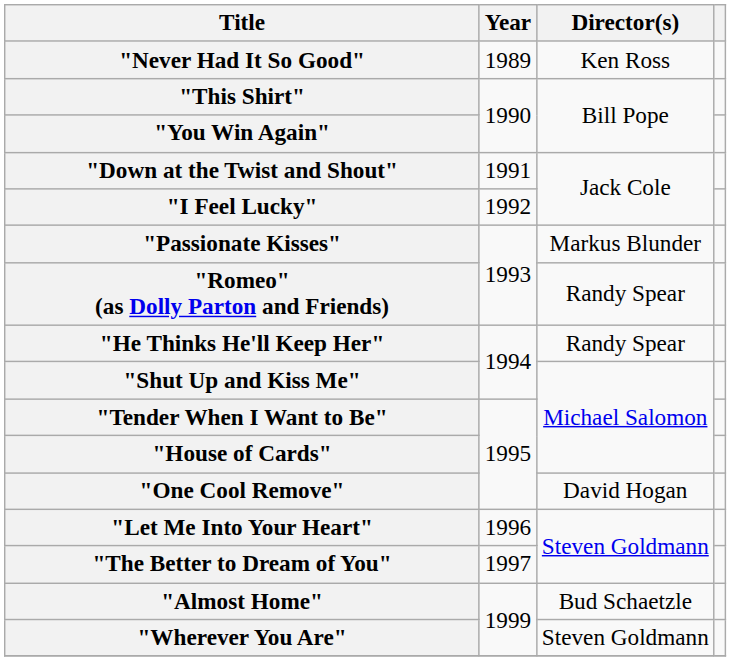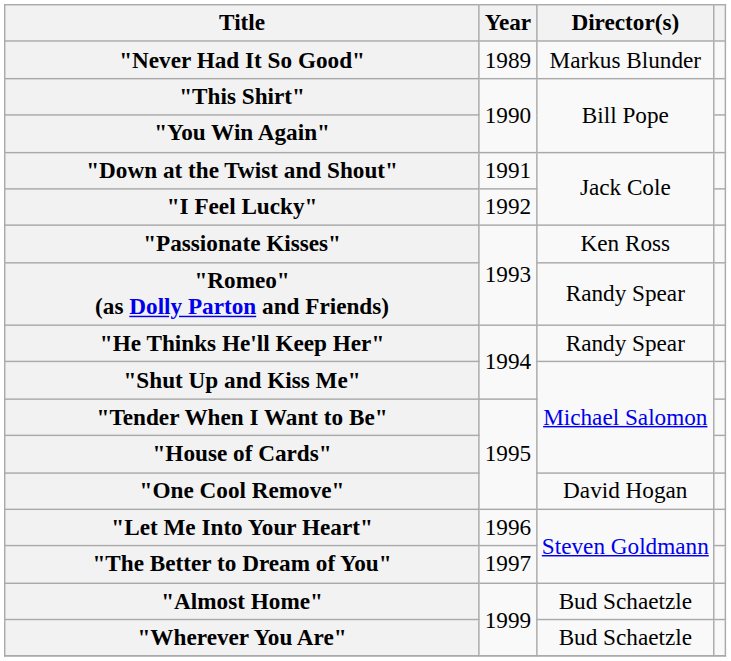(625, 59) Ken Ross -> (625, 59) Markus Blunder
(625, 243) Markus Blunder -> (625, 243) Ken Ross
(625, 637) Steven Goldmann -> (625, 637) Bud Schaetzle
